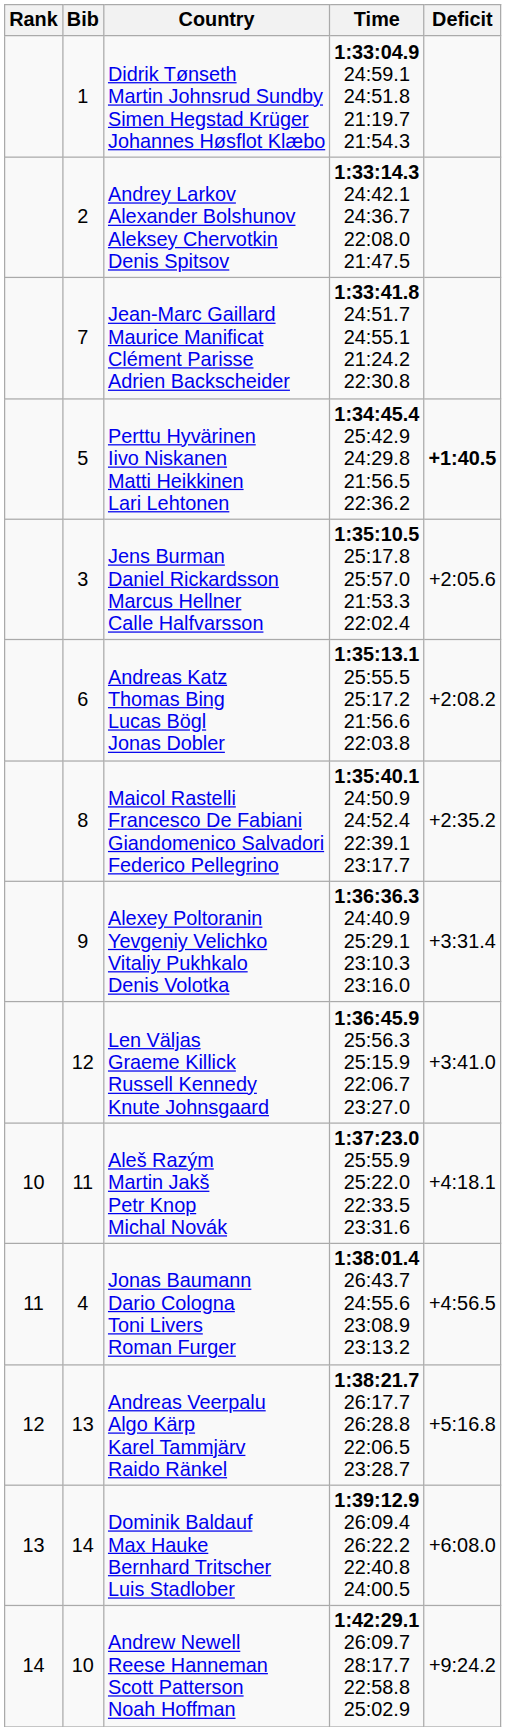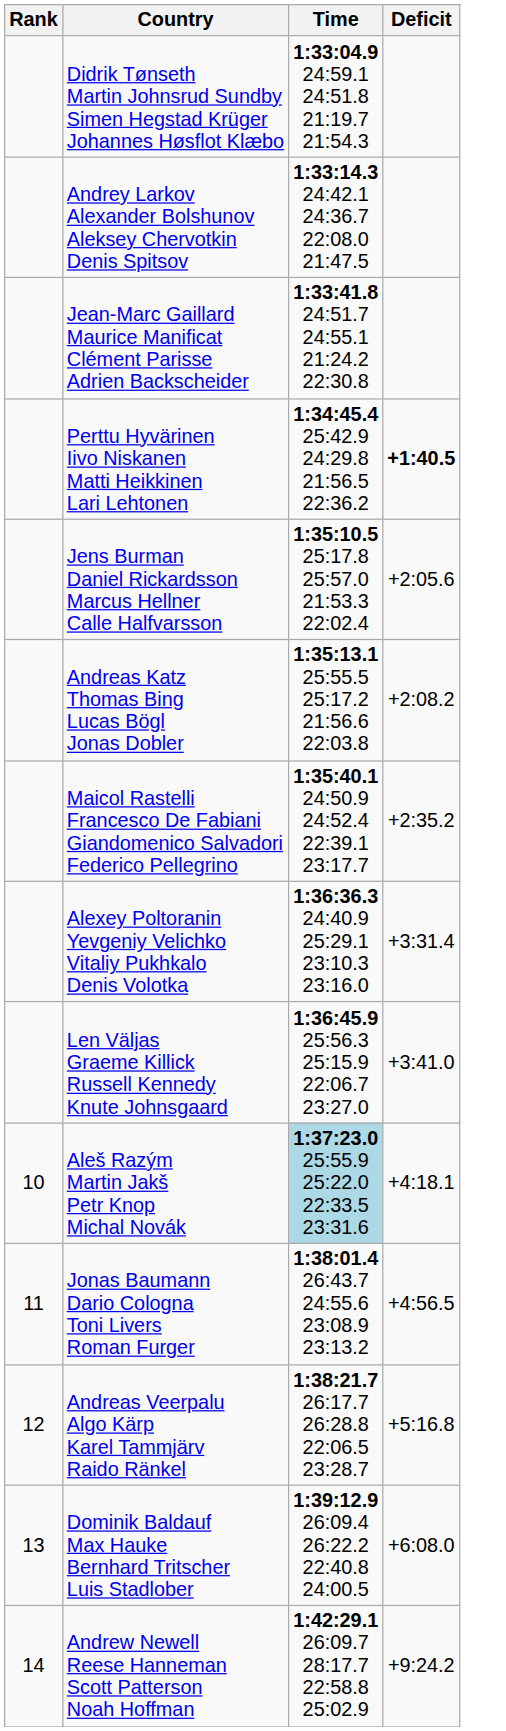- column: (83, 20)
(377, 1183) no background -> (336, 1183) lightblue background
